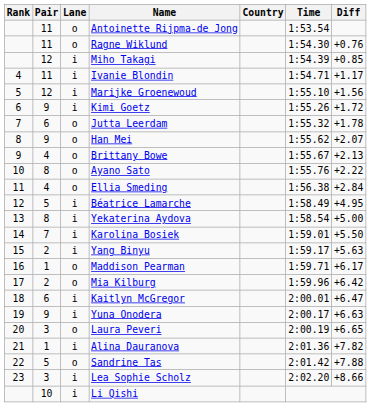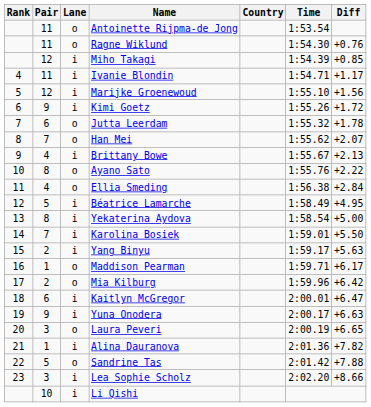(47, 139) 9 -> (47, 139) 7
(75, 155) o -> (75, 155) i
